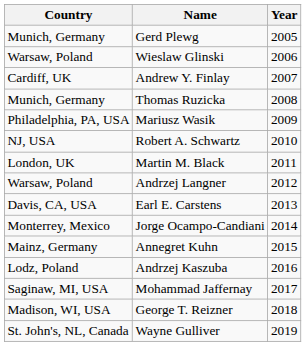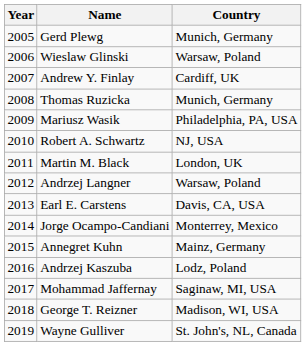columns swapped: (284, 15) <-> (68, 15)
